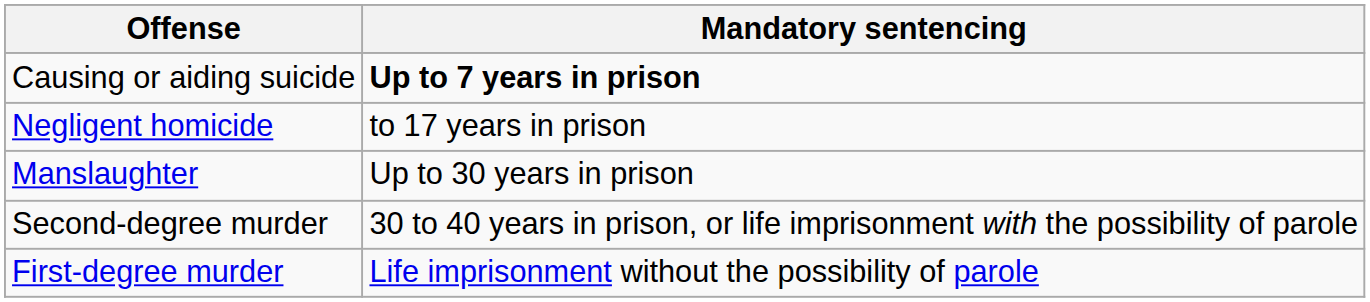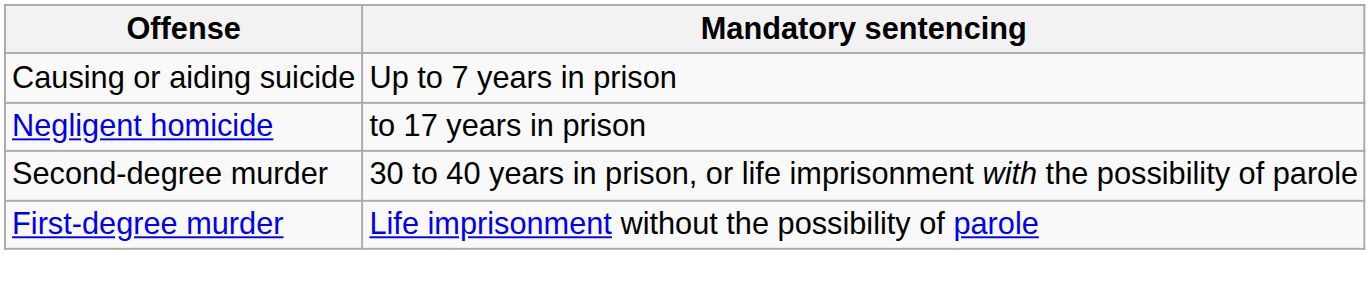(535, 77) bold -> (523, 77) normal
- row: (105, 175)
